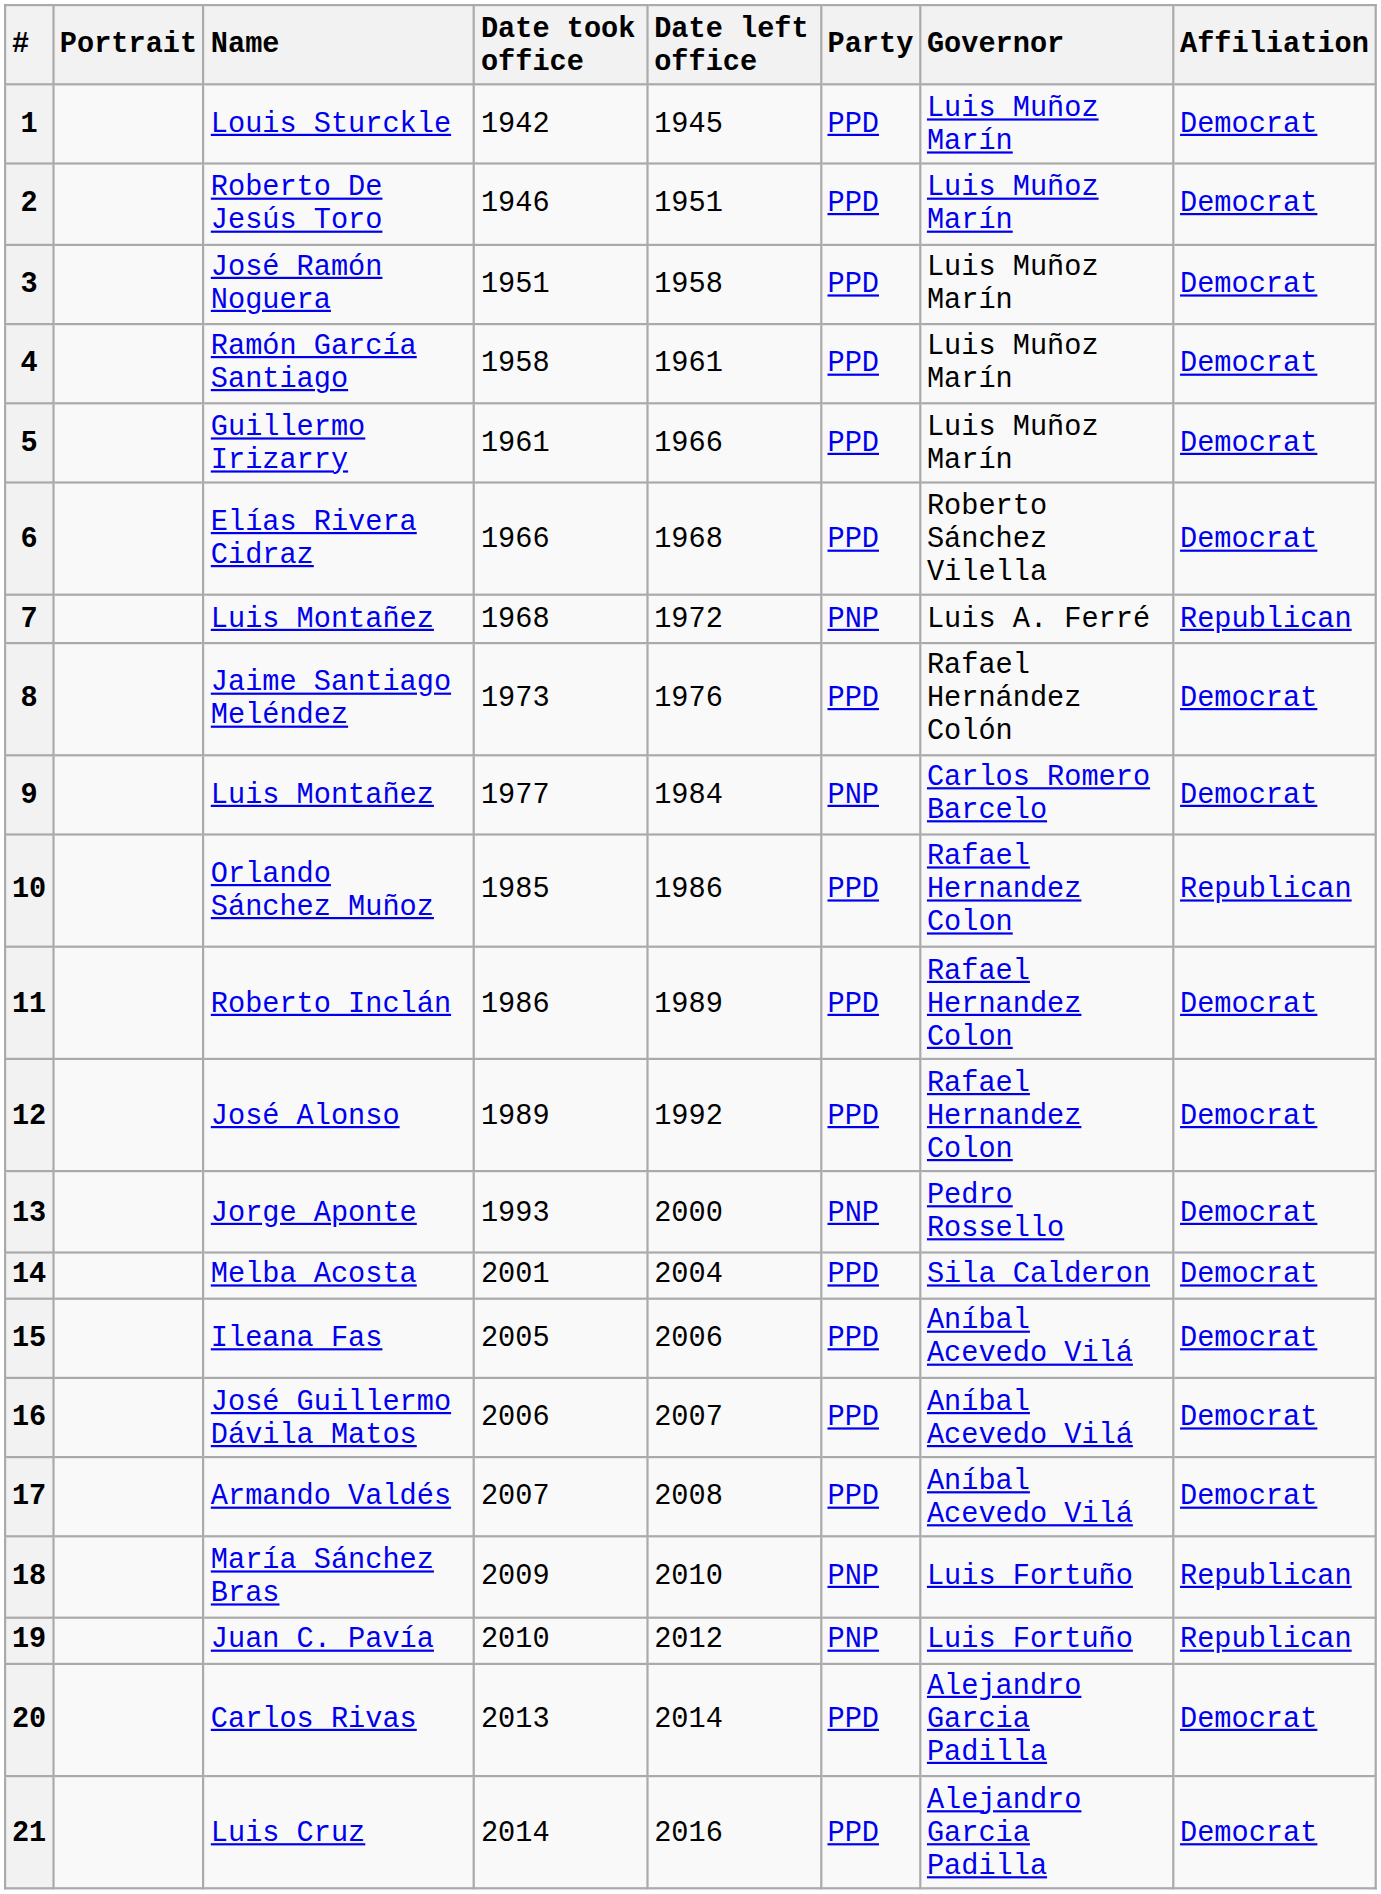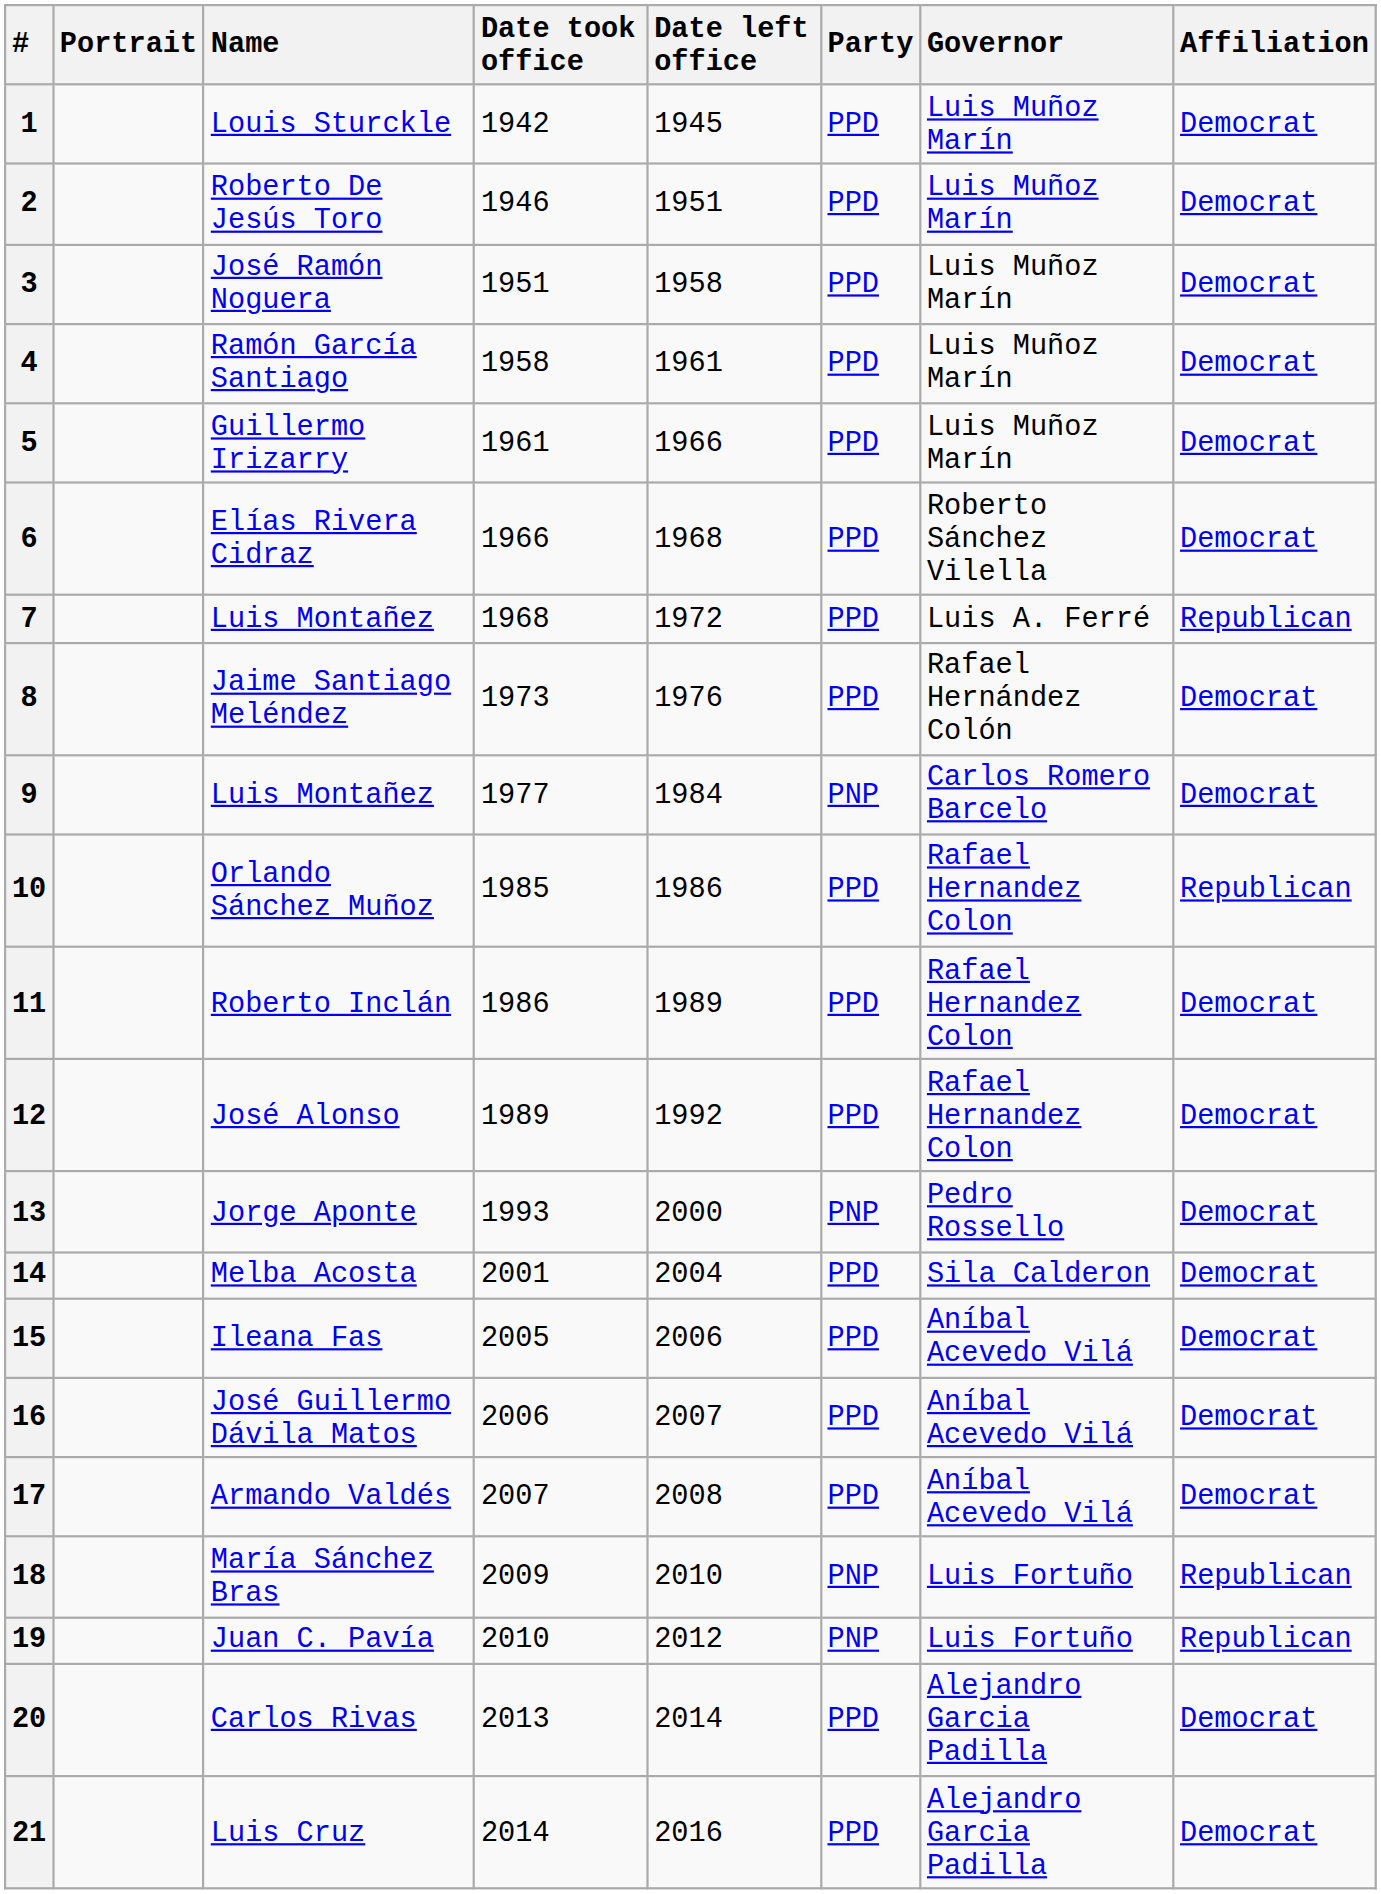(853, 619) PNP -> (853, 619) PPD
